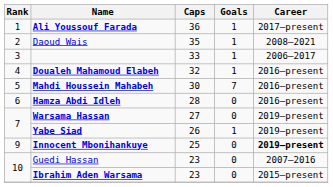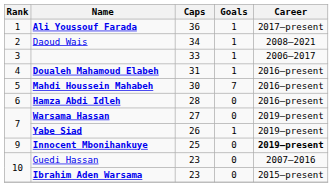(195, 41) 35 -> (195, 41) 34
(195, 71) 32 -> (195, 71) 31
